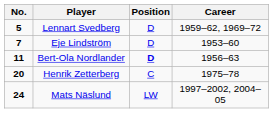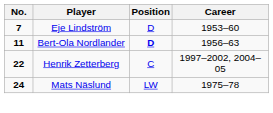- row: (81, 27)
(19, 74) 20 -> (19, 64) 22
(220, 74) 1975–78 -> (220, 64) 1997–2002, 2004–05
(220, 95) 1997–2002, 2004–05 -> (220, 85) 1975–78
